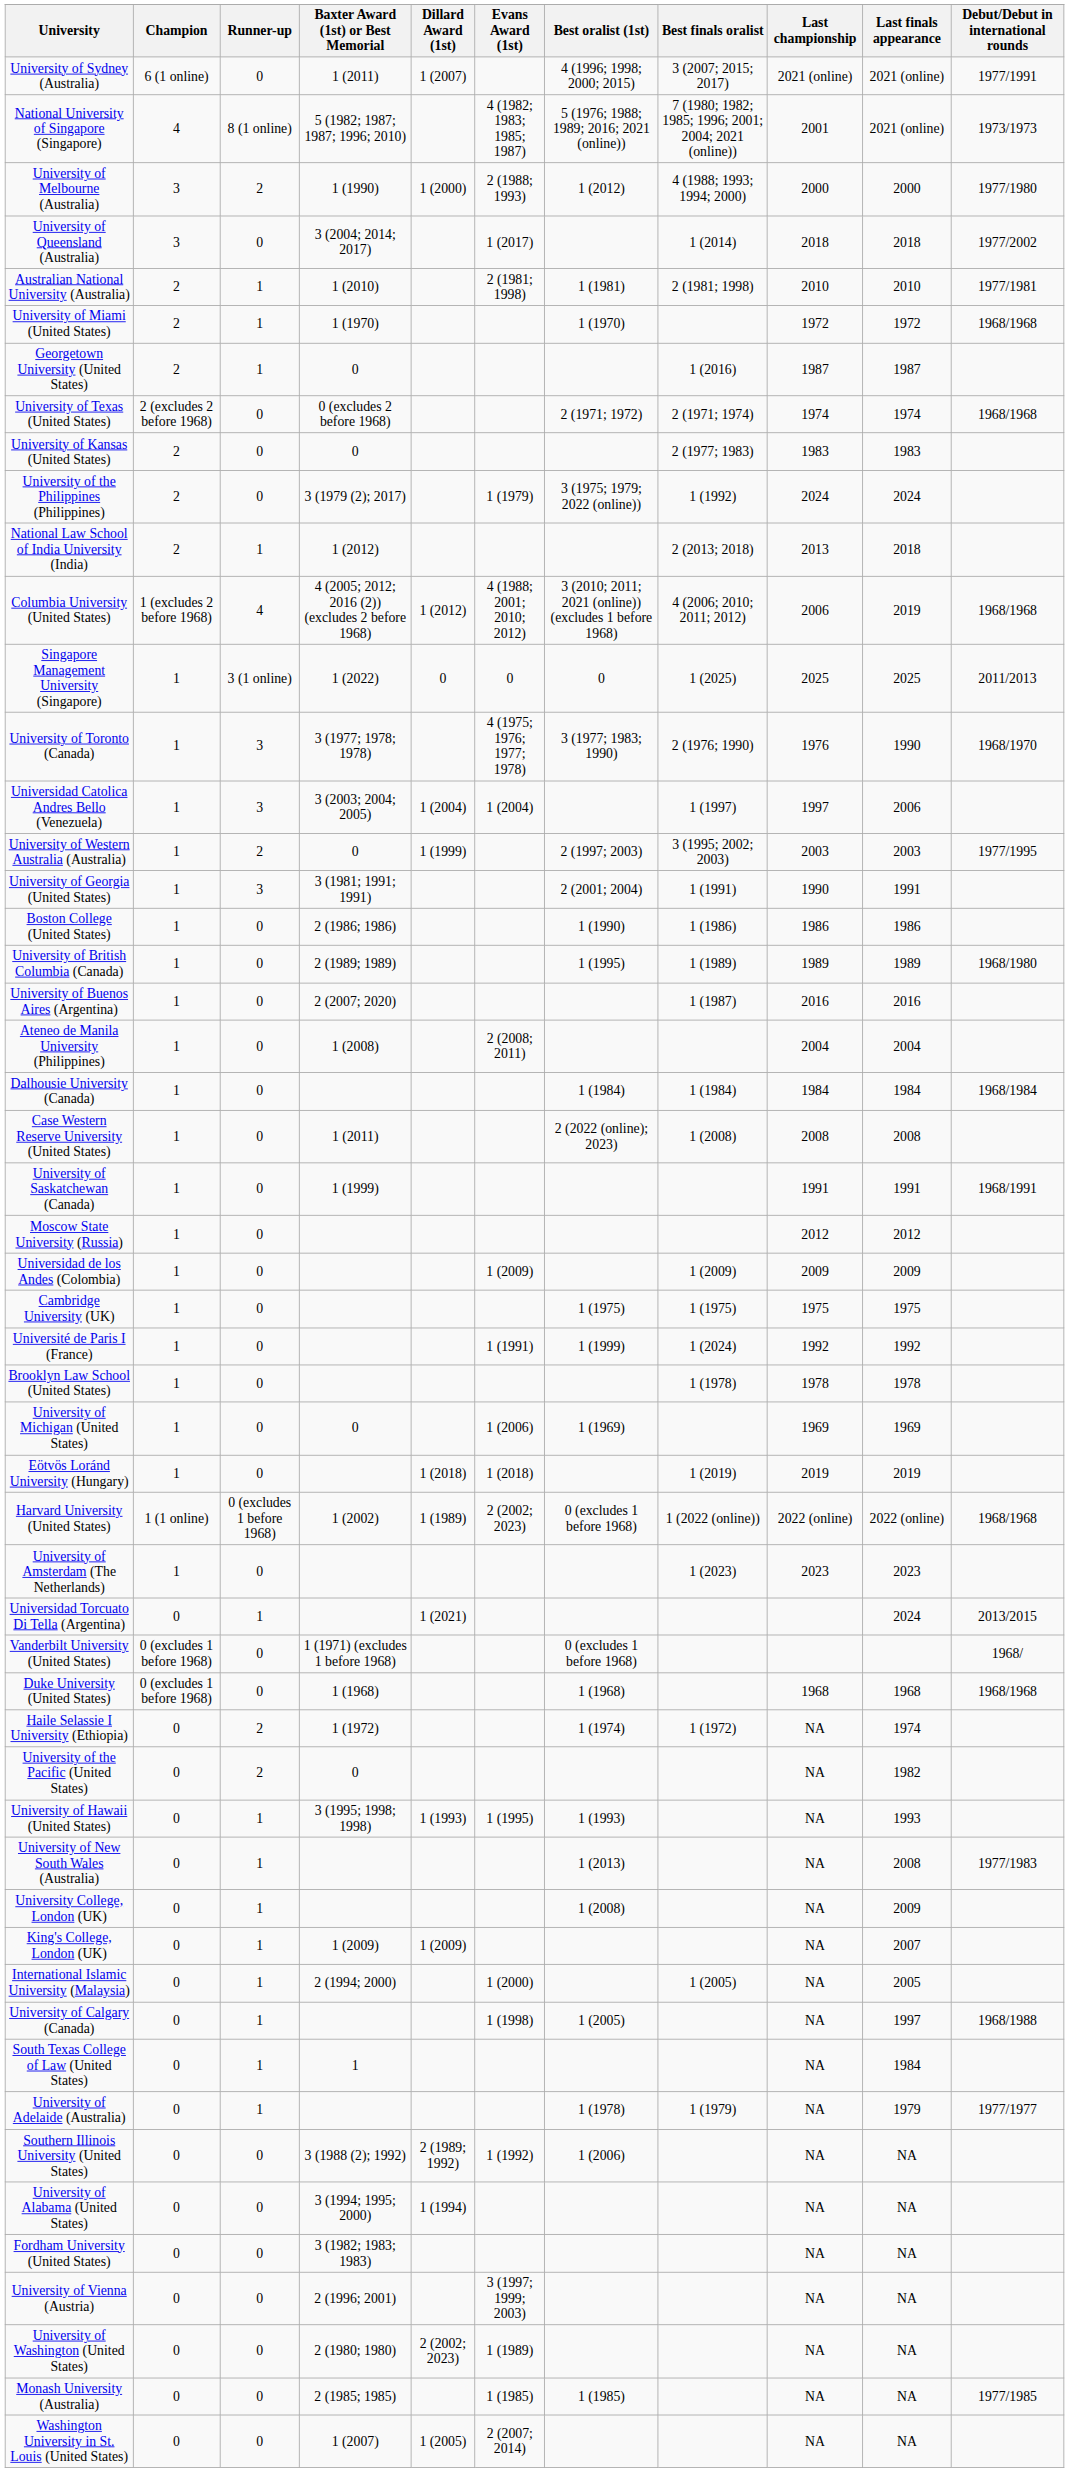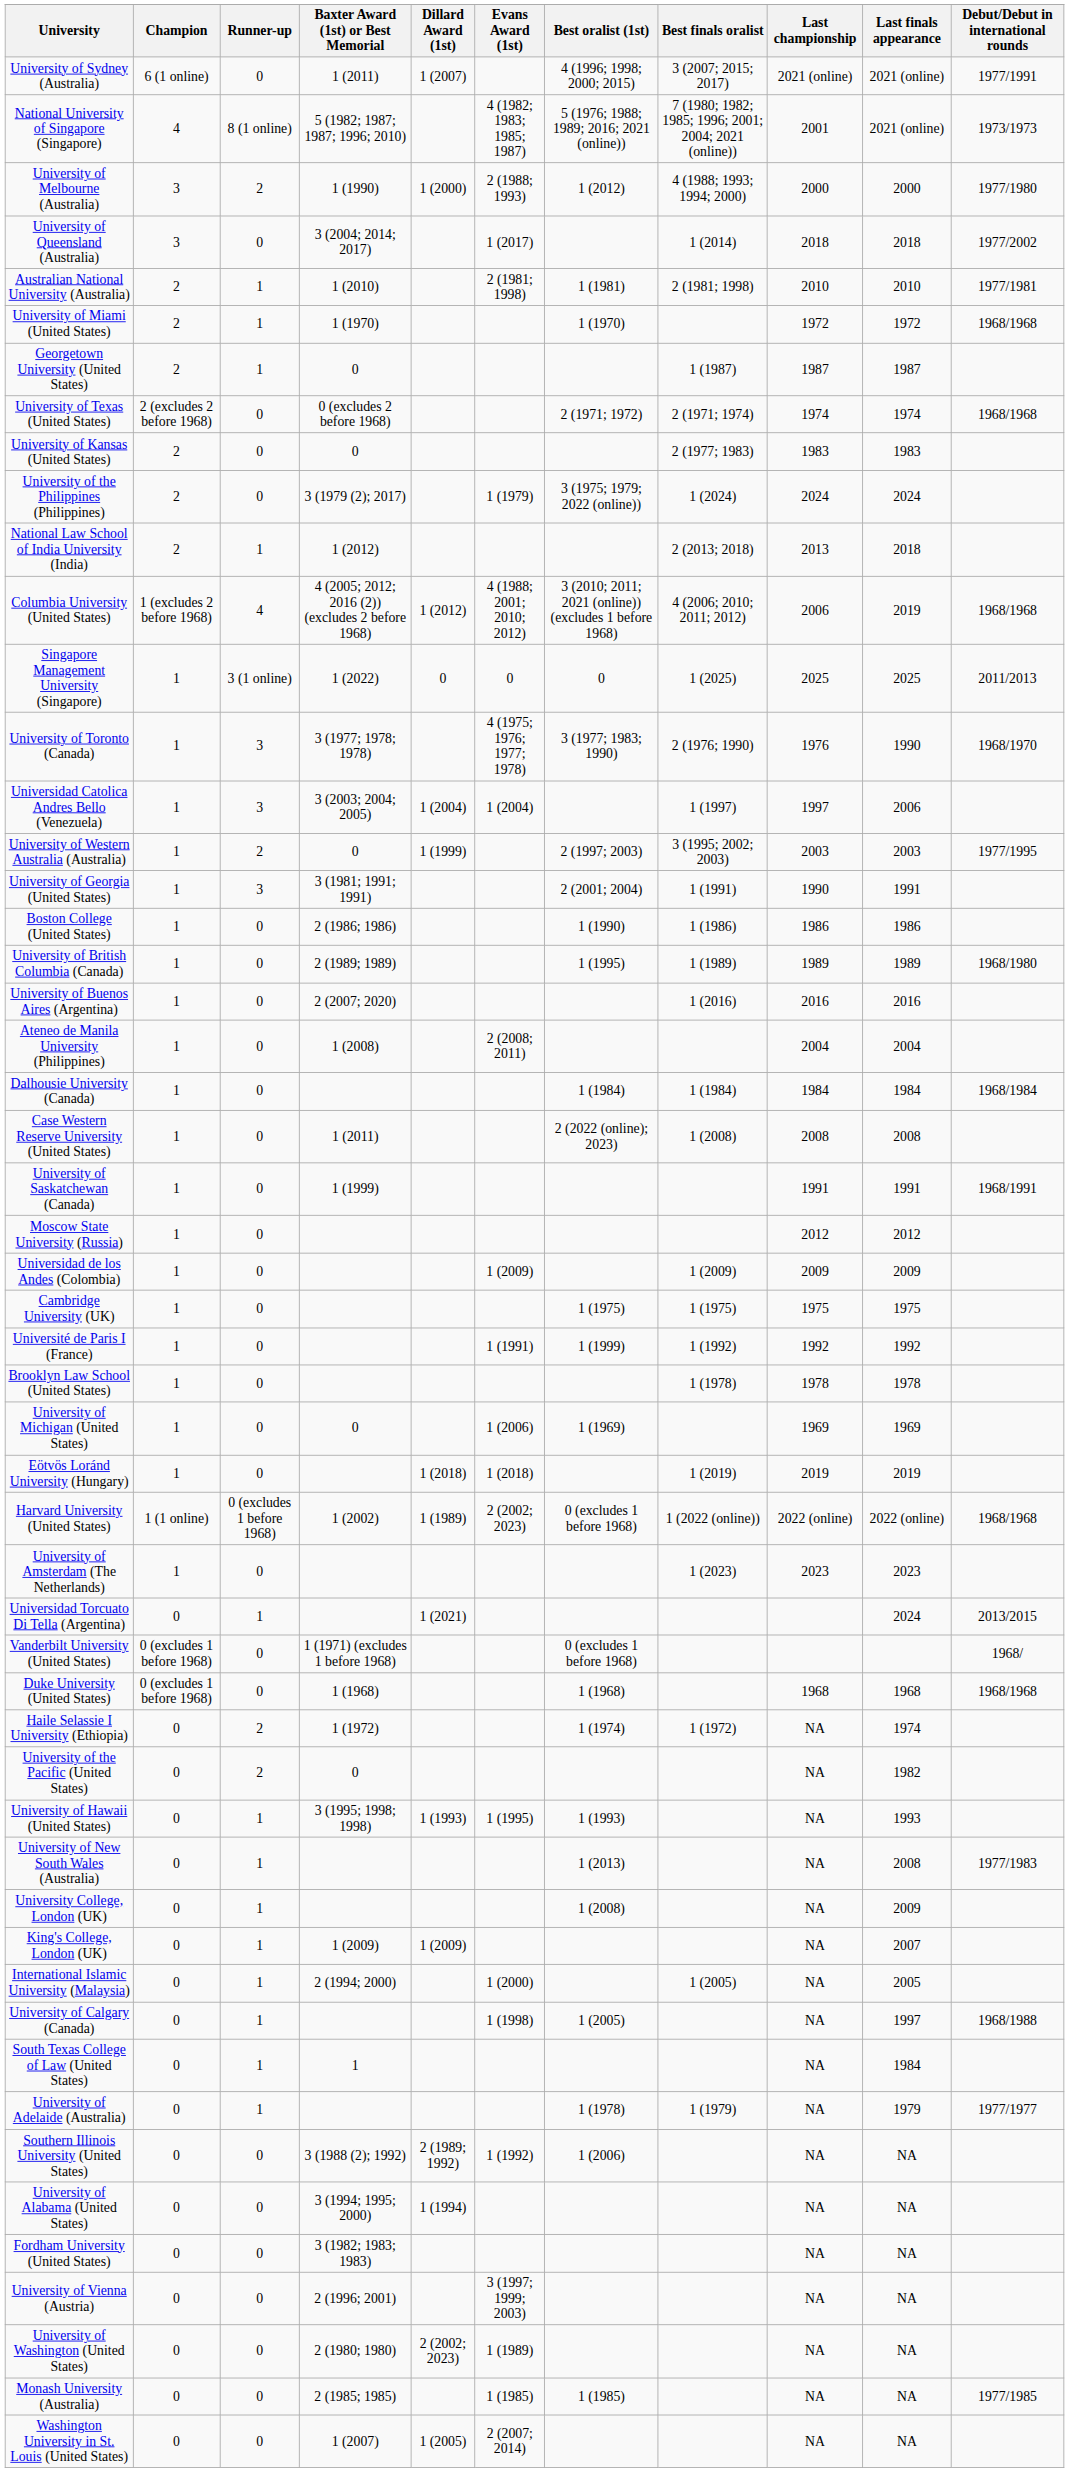(713, 369) 1 (2016) -> (713, 369) 1 (1987)
(713, 496) 1 (1992) -> (713, 496) 1 (2024)
(713, 1001) 1 (1987) -> (713, 1001) 1 (2016)
(713, 1346) 1 (2024) -> (713, 1346) 1 (1992)
